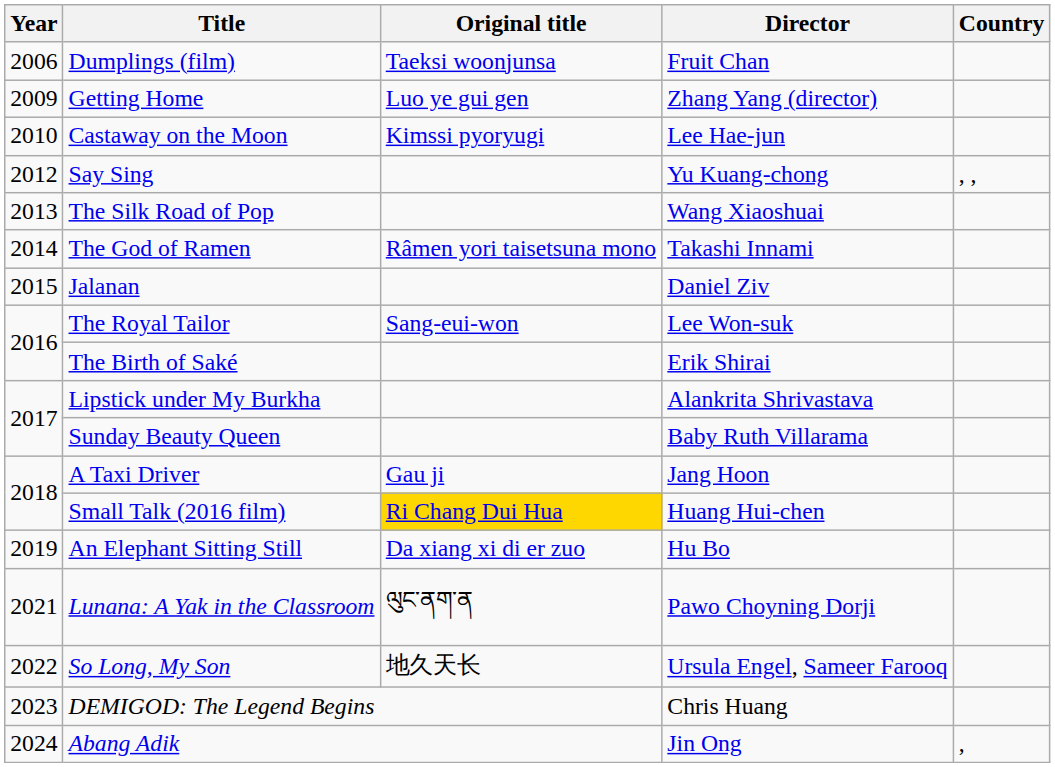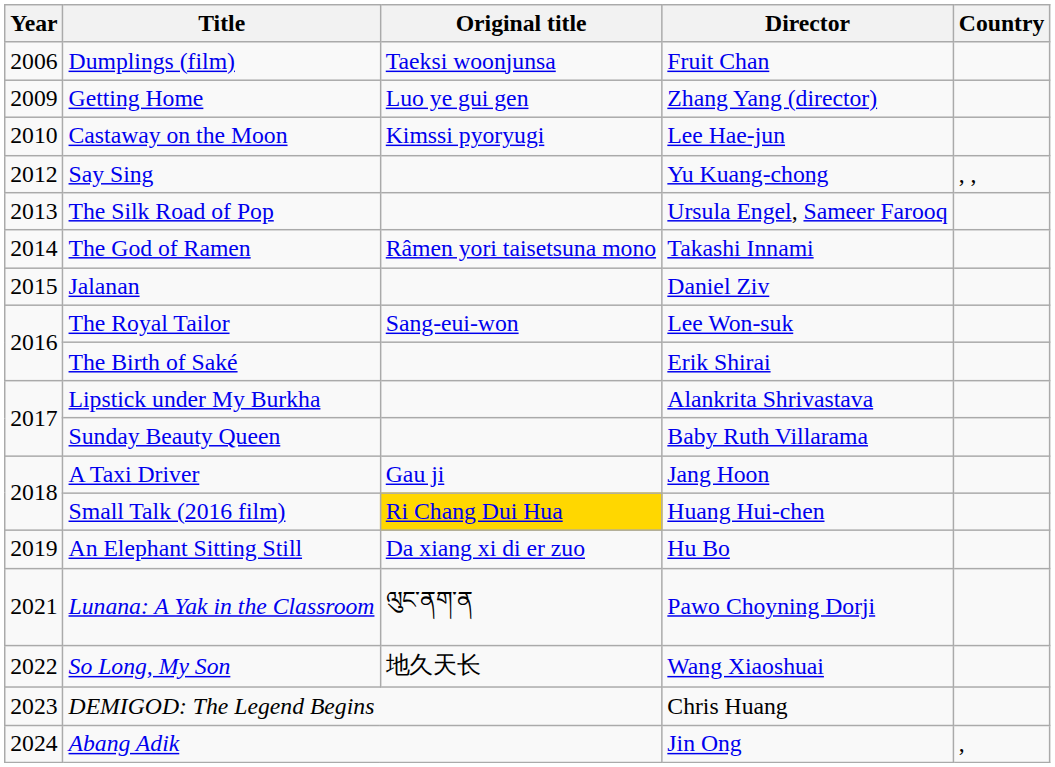(746, 211) Wang Xiaoshuai -> (807, 211) Ursula Engel, Sameer Farooq
(807, 666) Ursula Engel, Sameer Farooq -> (746, 666) Wang Xiaoshuai
